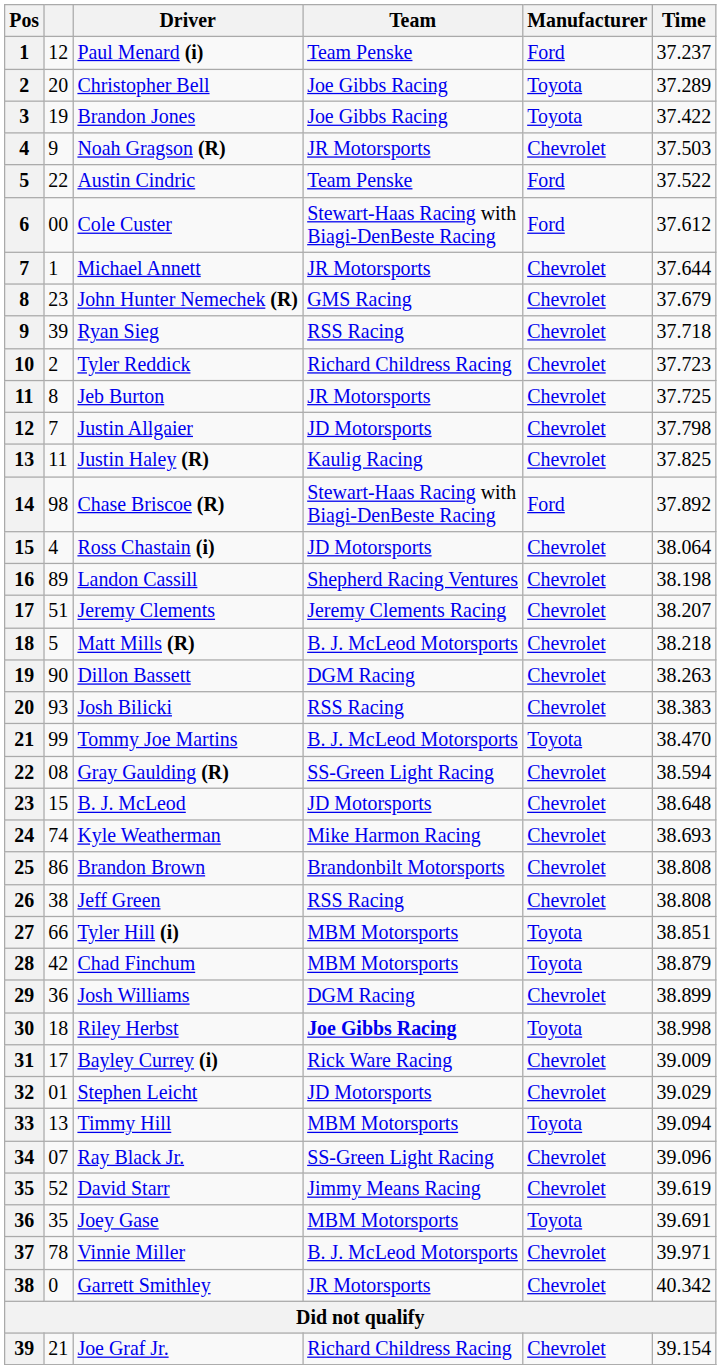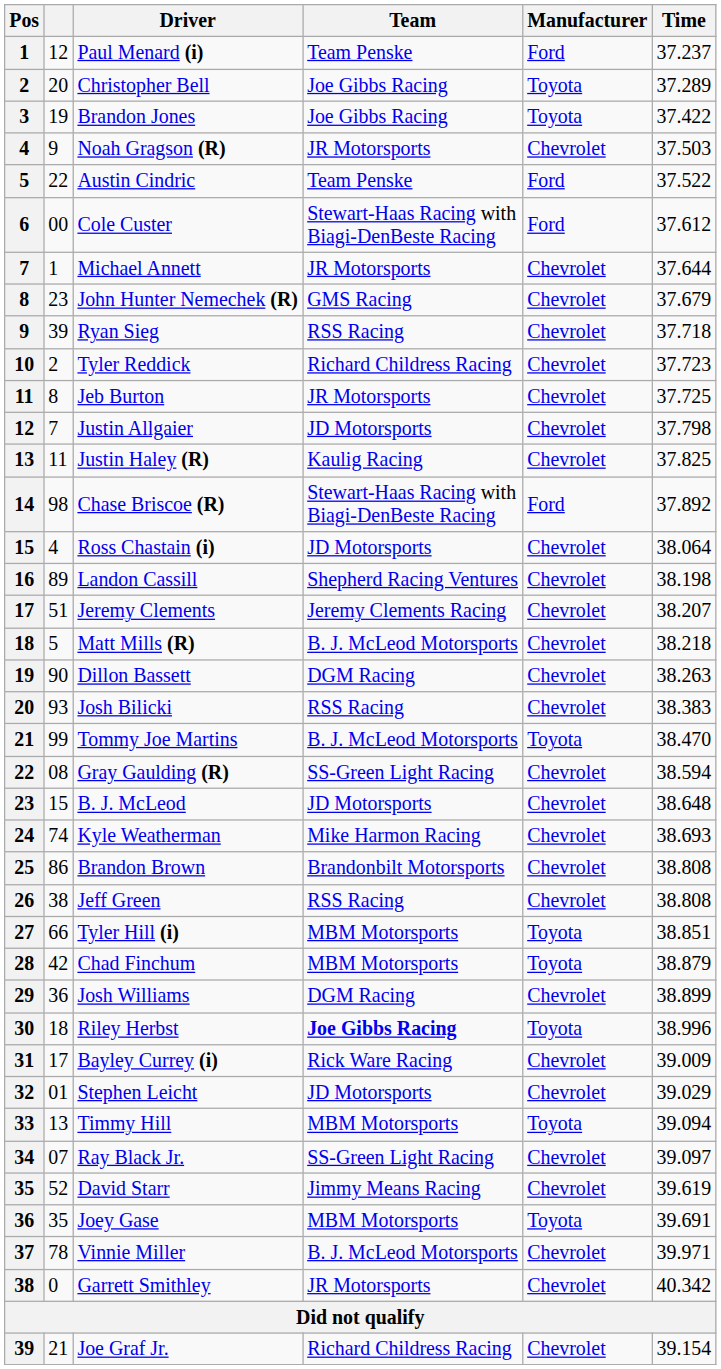(684, 1027) 38.998 -> (684, 1027) 38.996
(684, 1156) 39.096 -> (684, 1156) 39.097
